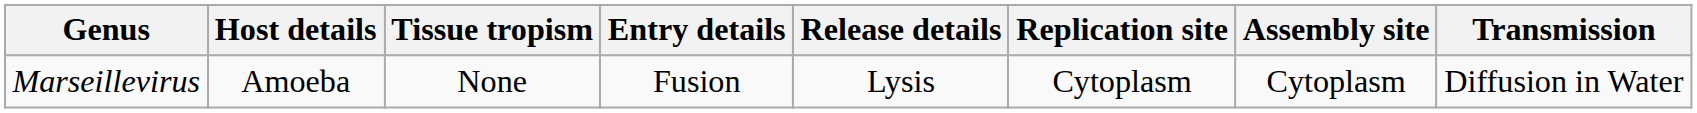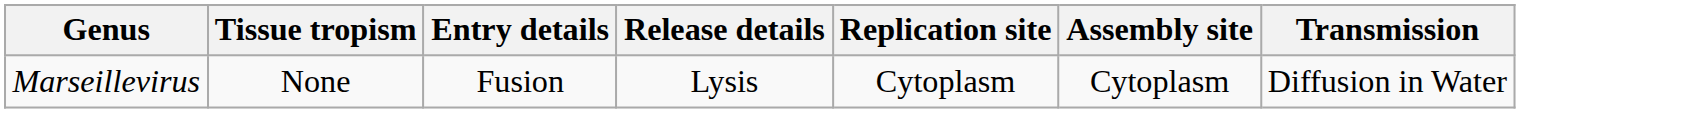- column: (296, 30)
